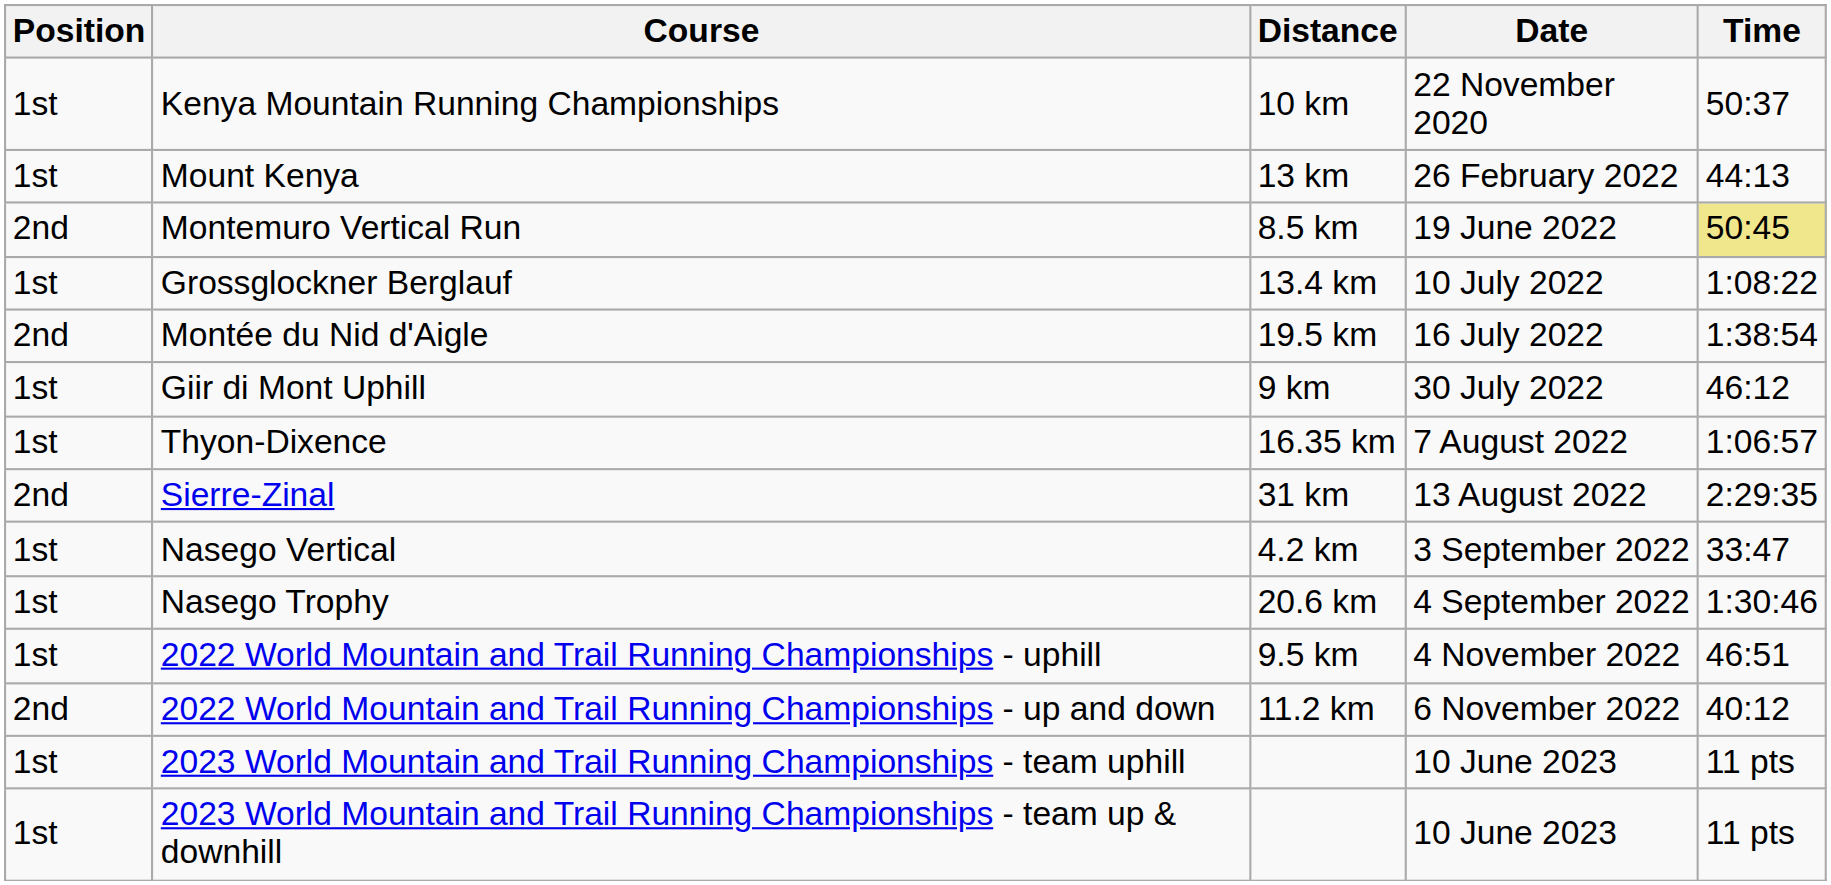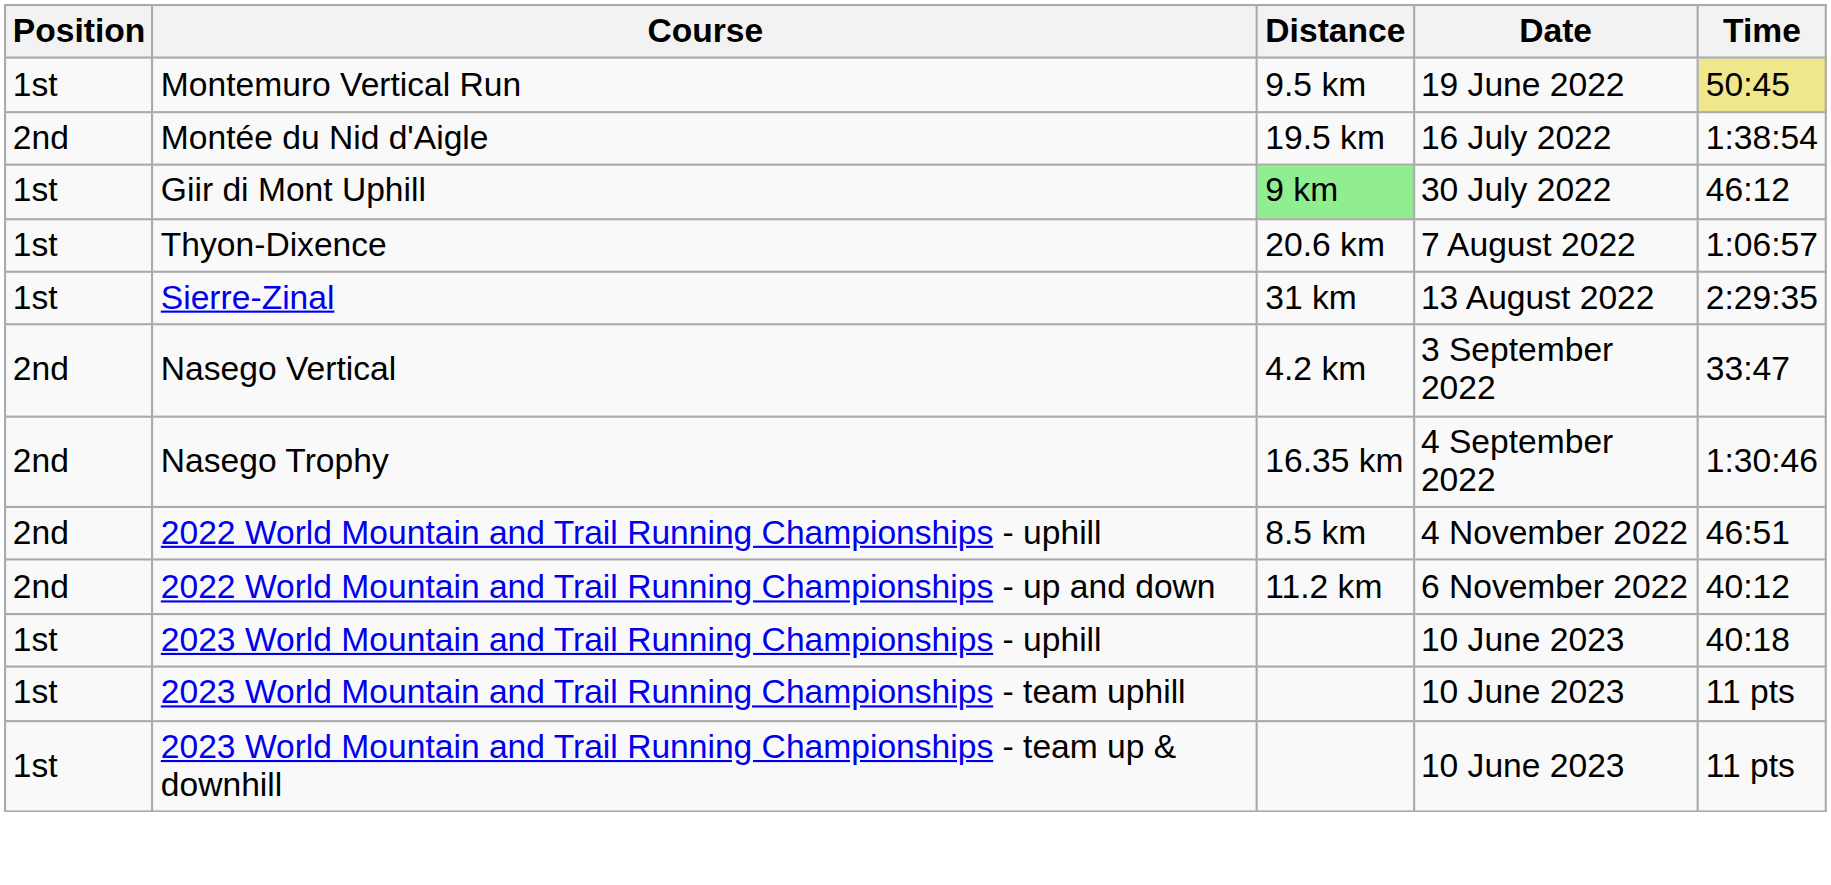- row: (470, 103)
- row: (260, 175)
(41, 228) 2nd -> (35, 84) 1st
(1308, 228) 8.5 km -> (1316, 84) 9.5 km
- row: (336, 282)
(1294, 388) no background -> (1302, 191) lightgreen background
(1327, 441) 16.35 km -> (1325, 244) 20.6 km
(41, 495) 2nd -> (35, 297) 1st
(35, 548) 1st -> (41, 369) 2nd
(35, 601) 1st -> (41, 460) 2nd
(1317, 601) 20.6 km -> (1334, 460) 16.35 km
(35, 655) 1st -> (41, 533) 2nd
(1308, 655) 9.5 km -> (1316, 533) 8.5 km
+ row: (631, 639)
